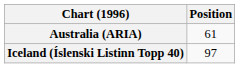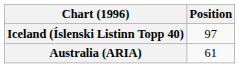rows swapped: (96, 33) <-> (96, 53)
